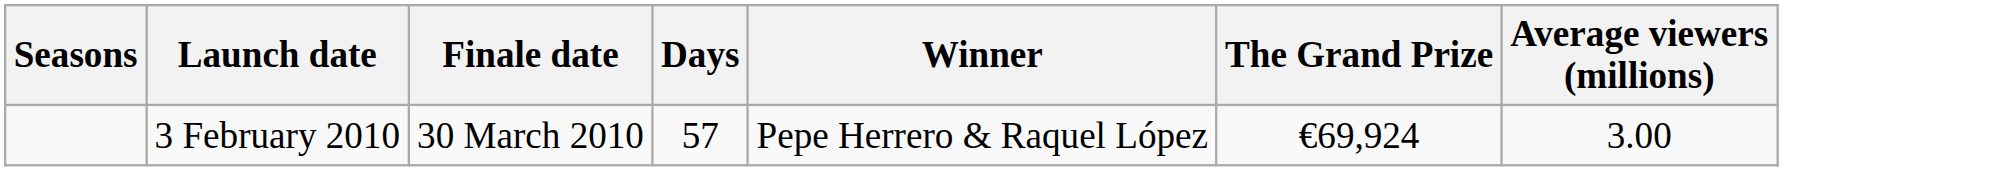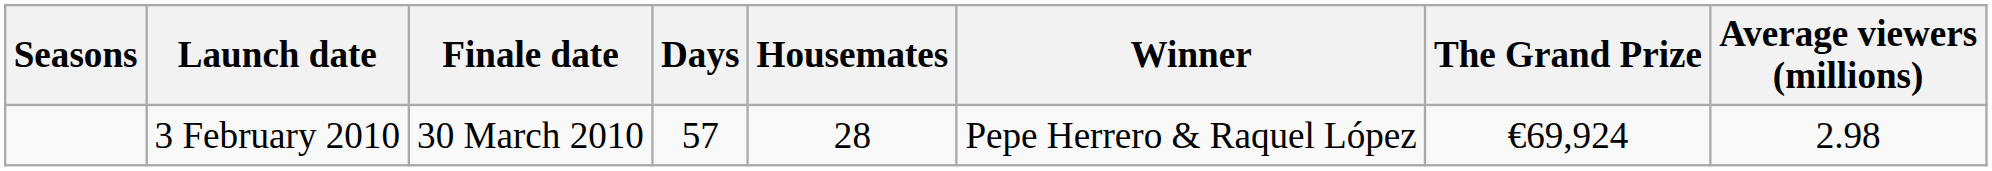+ column: (852, 54)
(1639, 134) 3.00 -> (1848, 134) 2.98
